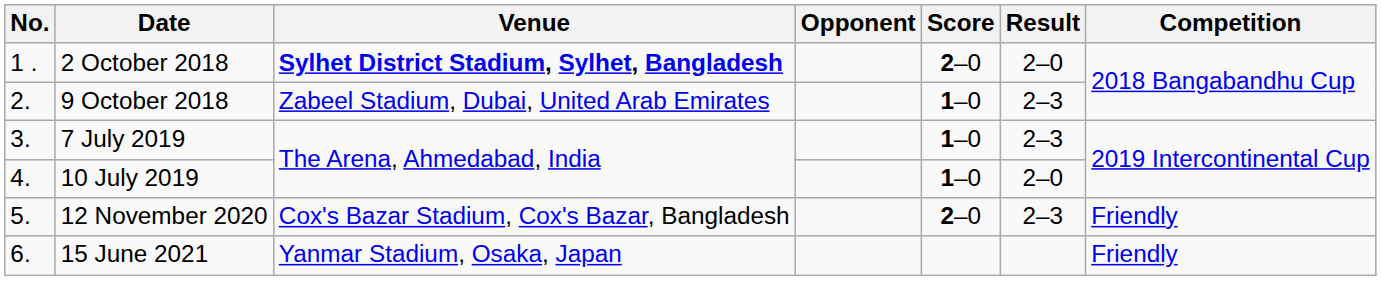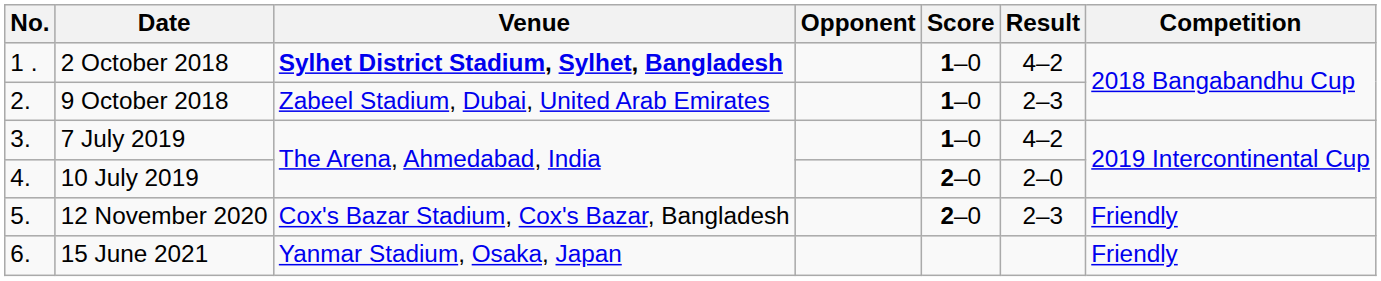(961, 62) 2–0 -> (961, 62) 1–0
(1043, 62) 2–0 -> (1043, 62) 4–2
(1043, 139) 2–3 -> (1043, 139) 4–2
(961, 178) 1–0 -> (961, 178) 2–0
